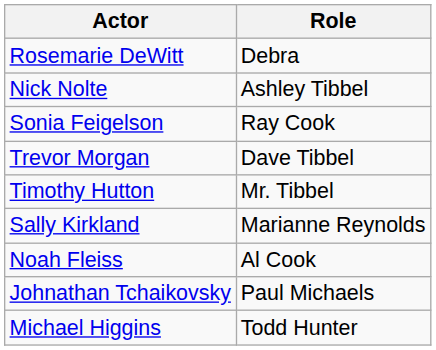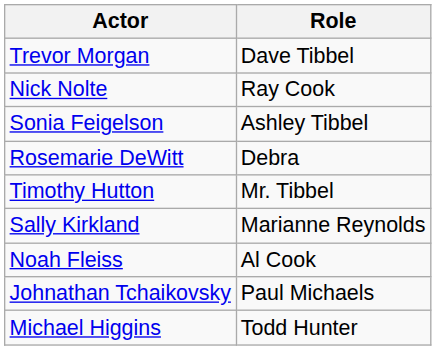rows swapped: (80, 157) <-> (97, 55)
(305, 89) Ashley Tibbel -> (288, 89) Ray Cook
(288, 123) Ray Cook -> (305, 123) Ashley Tibbel
